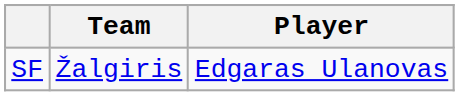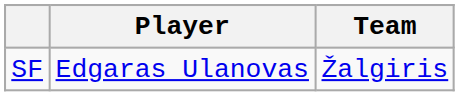columns swapped: (322, 27) <-> (119, 27)
